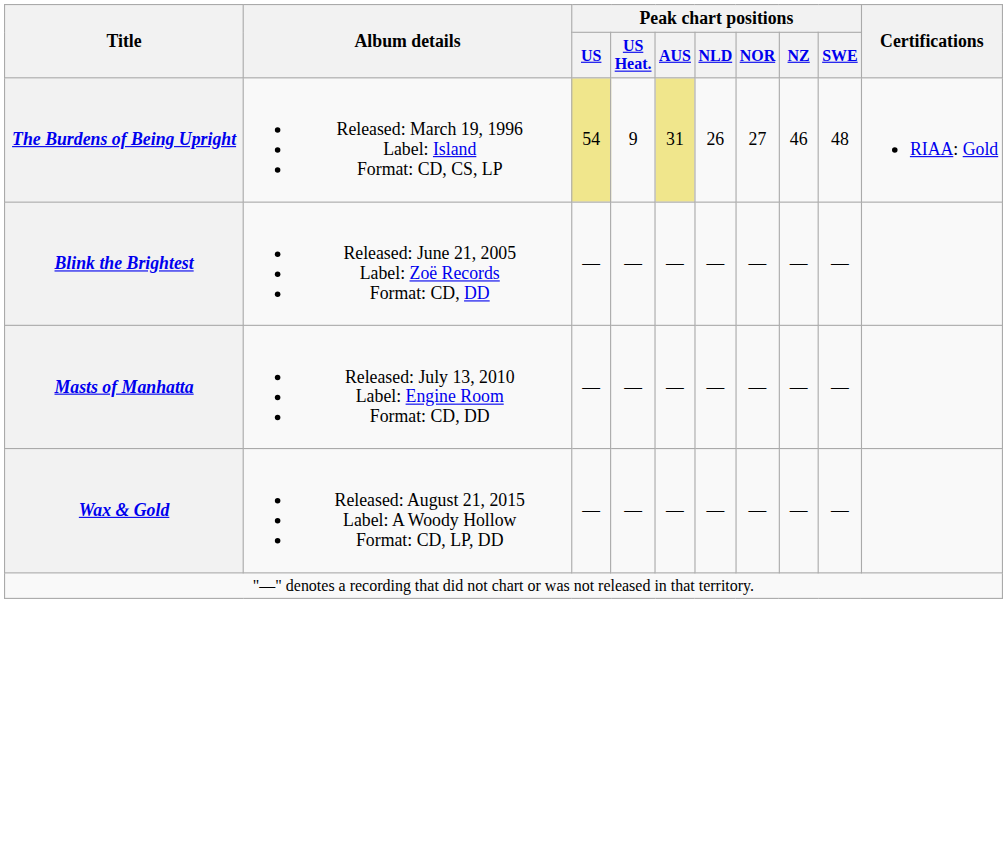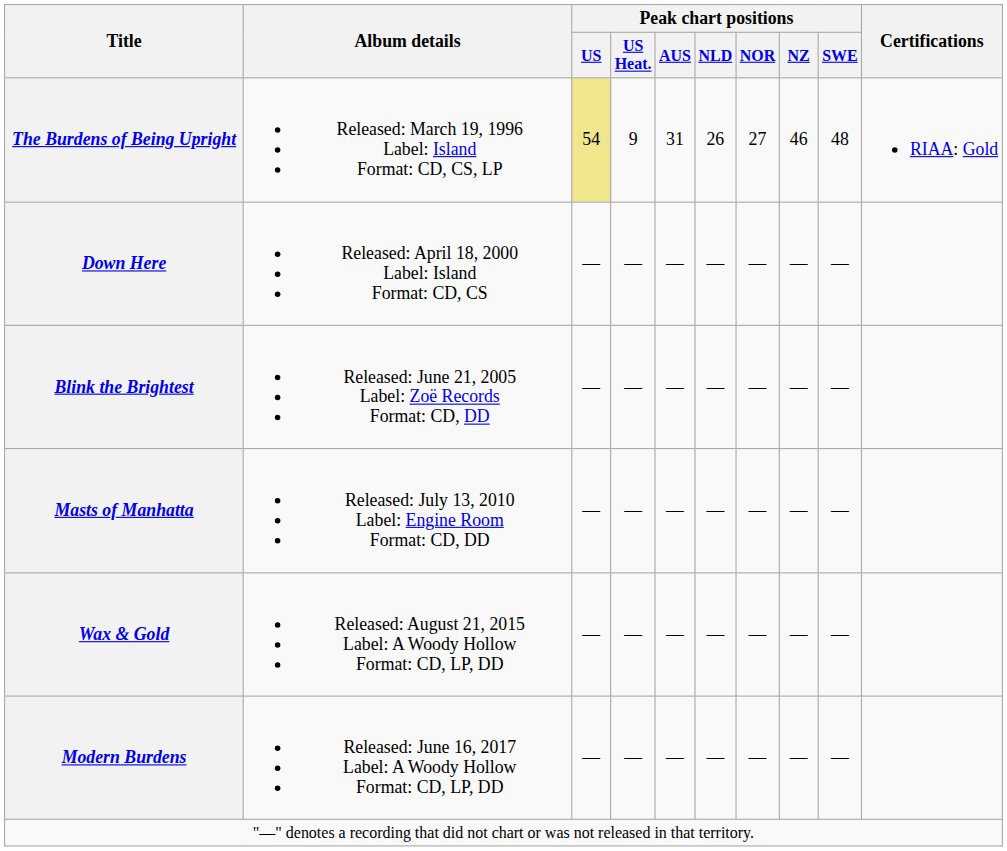(675, 139) khaki background -> (675, 139) no background
+ row: (124, 263)
+ row: (124, 757)
